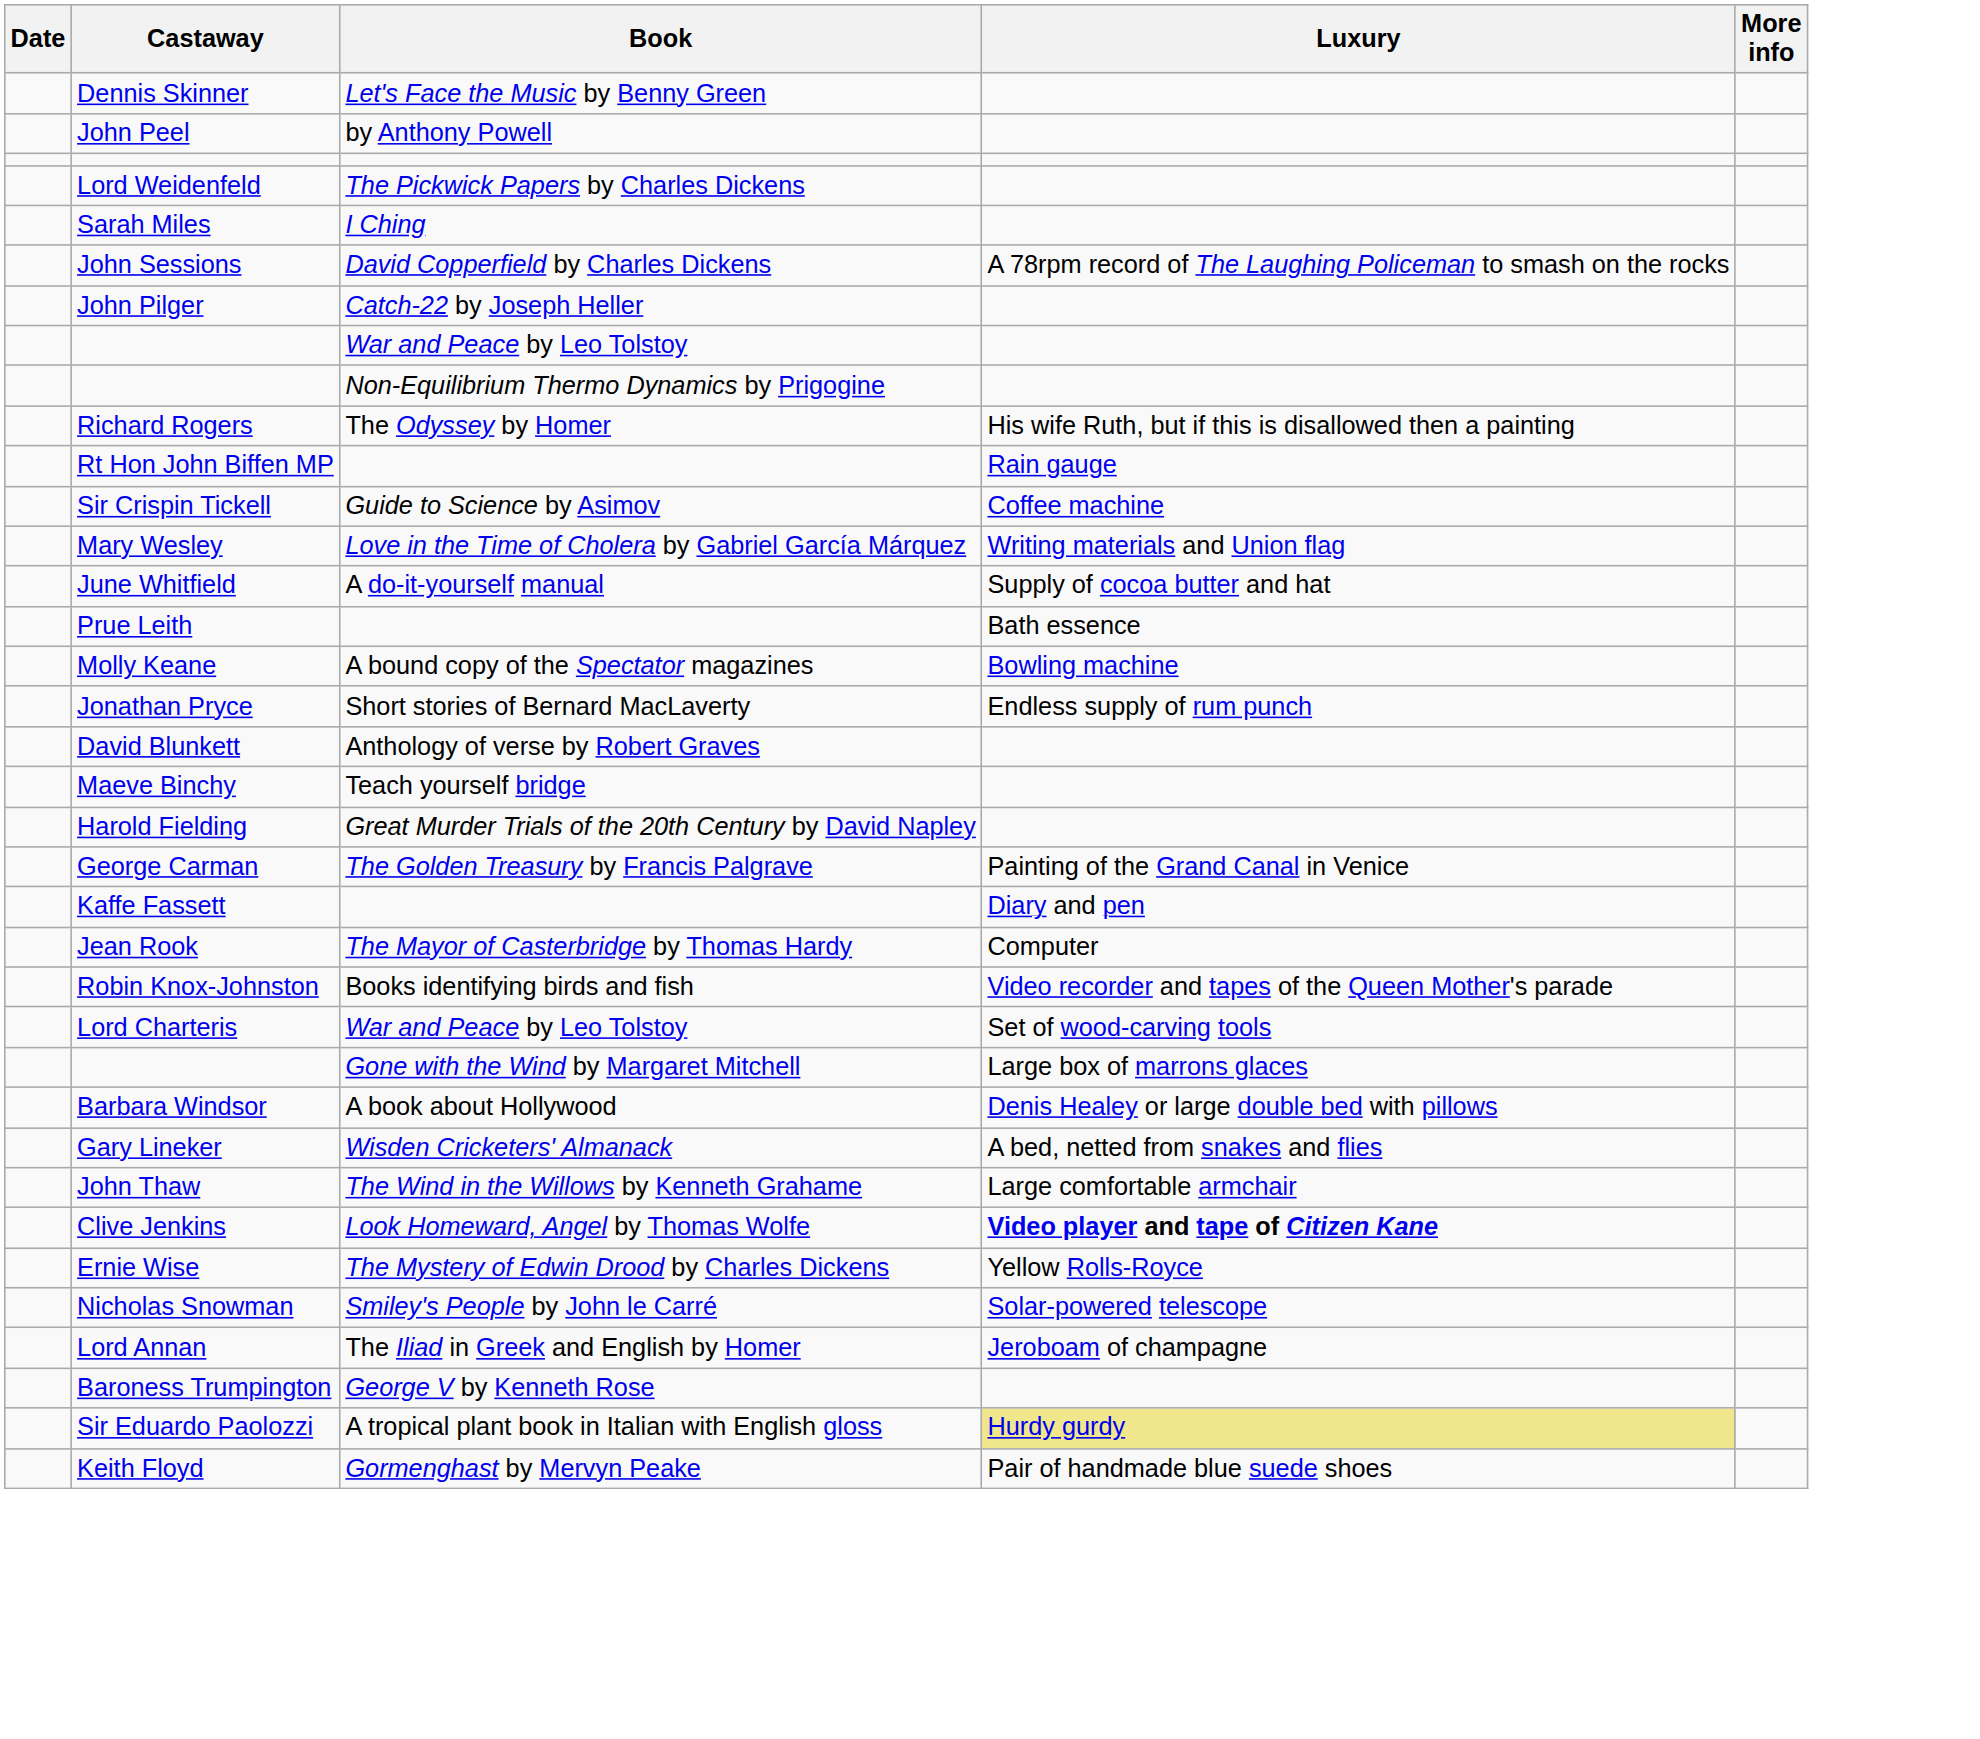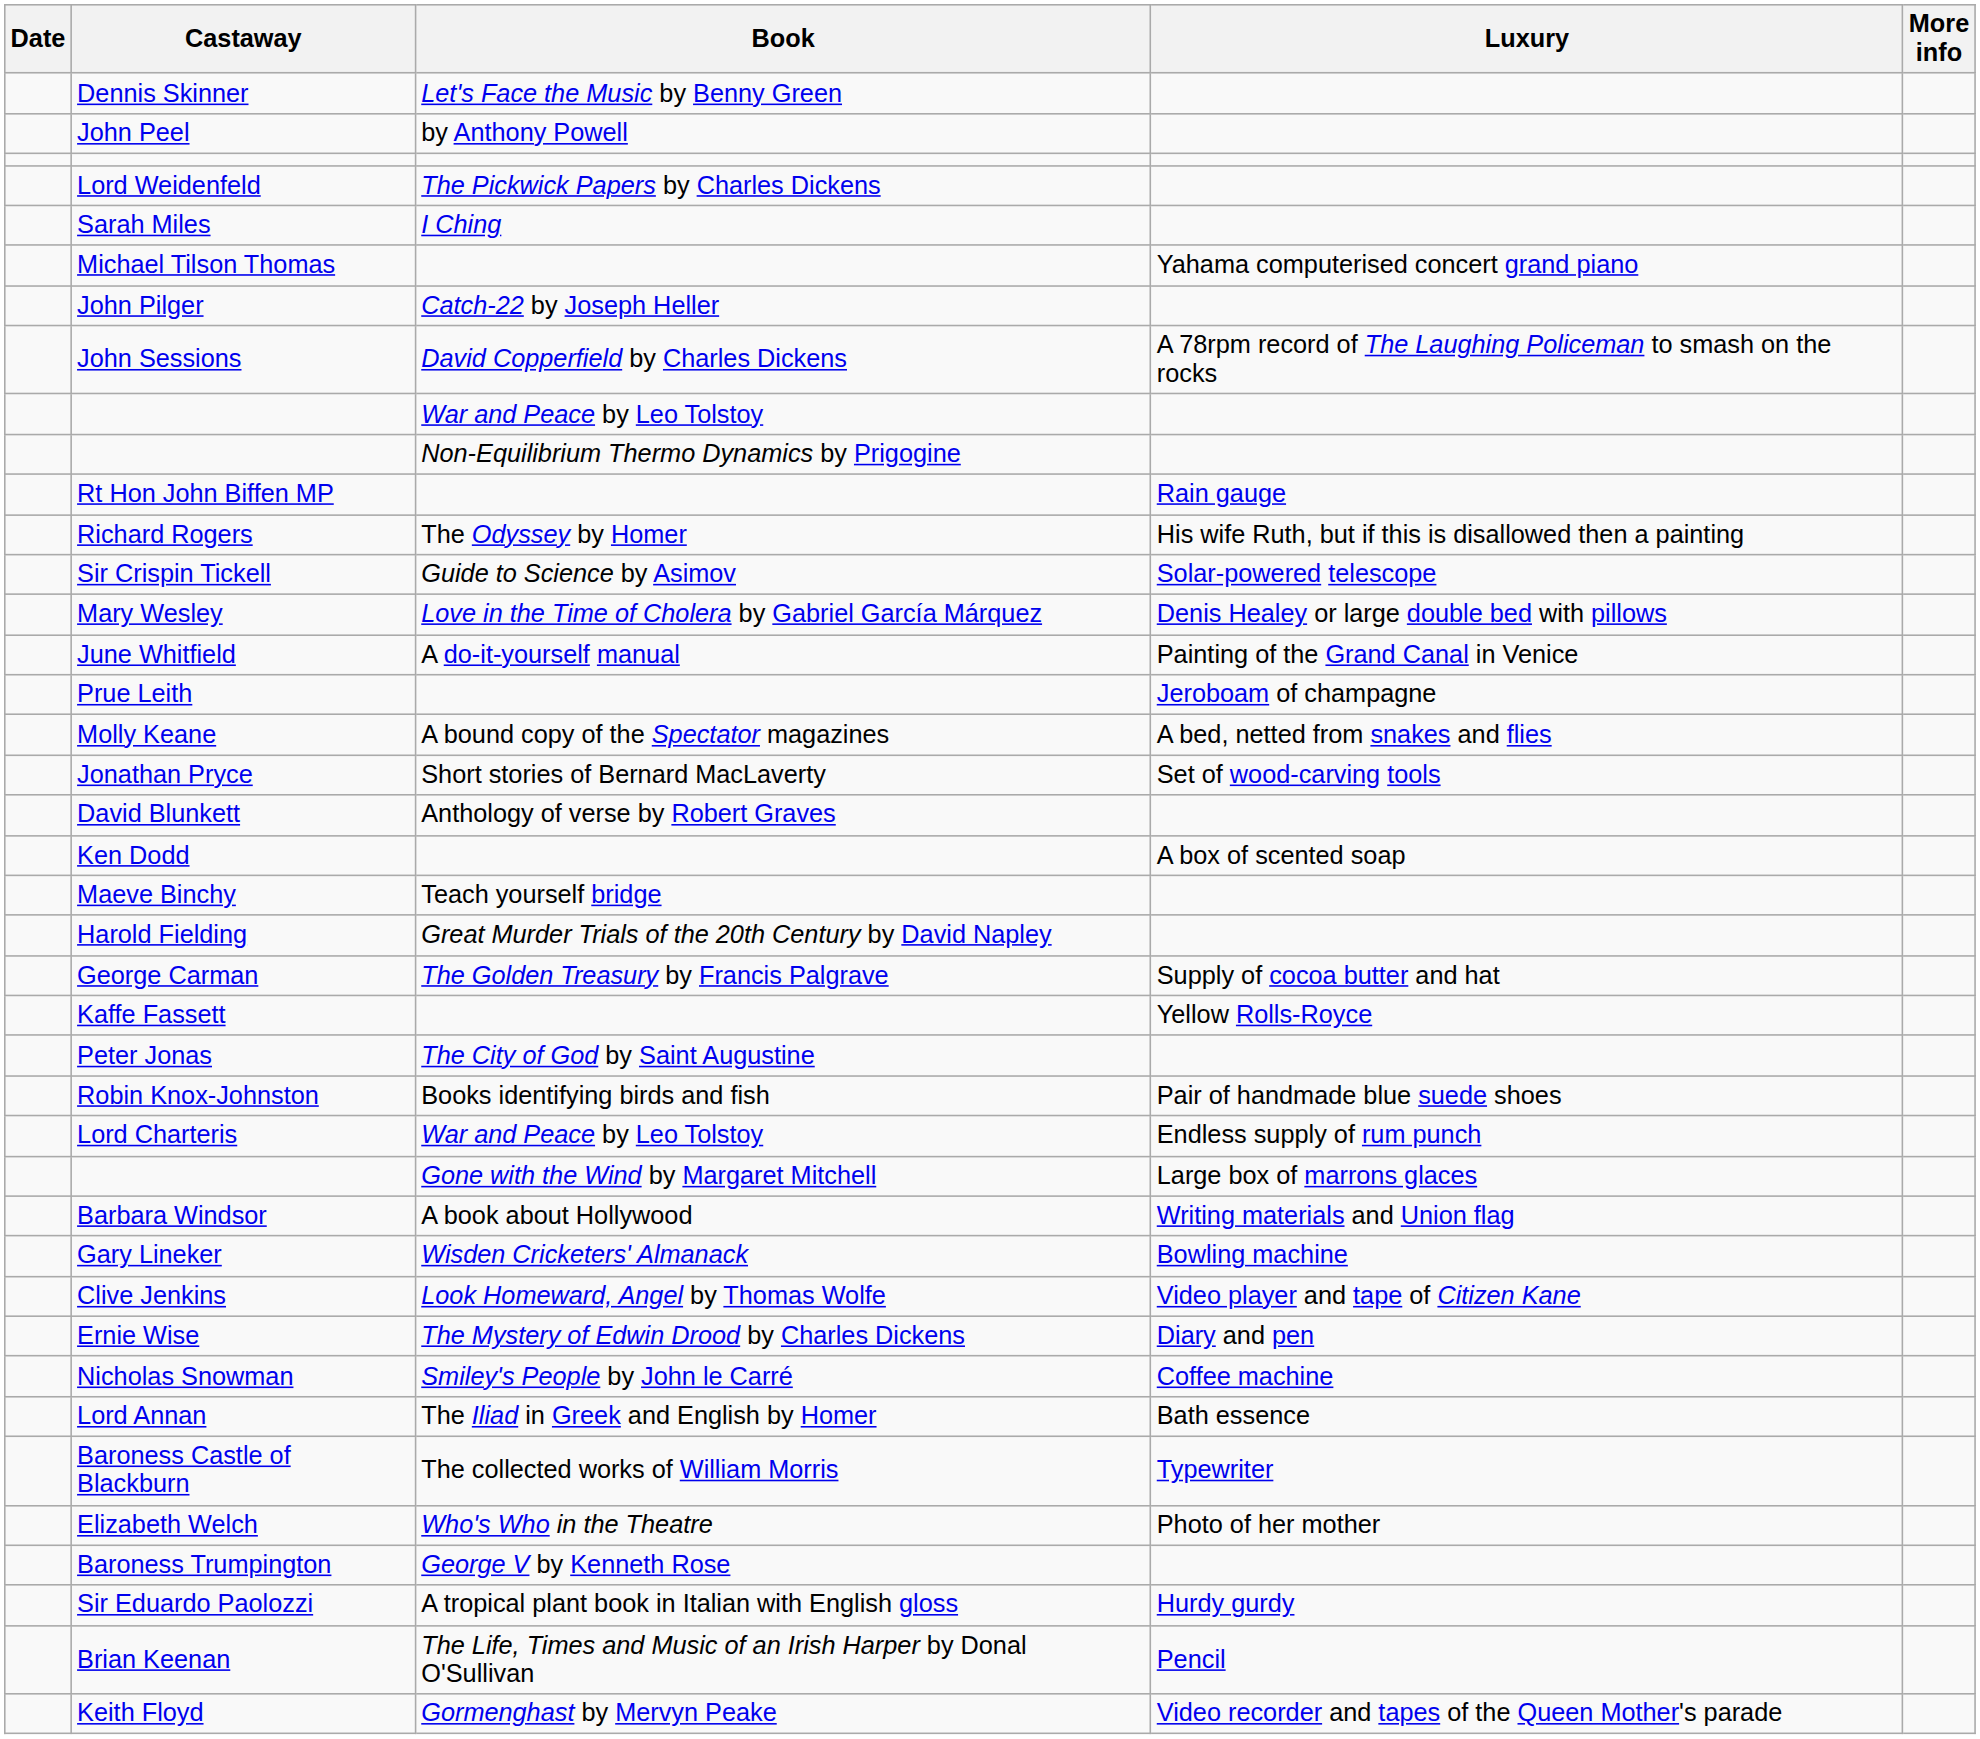+ row: (206, 265)
rows swapped: (140, 305) <-> (159, 265)
rows swapped: (165, 425) <-> (205, 465)
(1076, 505) Coffee machine -> (1297, 574) Solar-powered telescope
(1166, 545) Writing materials and Union flag -> (1412, 614) Denis Healey or large double bed with pillows
(1159, 585) Supply of cocoa butter and hat -> (1368, 654) Painting of the Grand Canal in Venice
(1064, 625) Bath essence -> (1297, 694) Jeroboam of champagne
(1083, 666) Bowling machine -> (1354, 734) A bed, netted from snakes and flies
(1150, 706) Endless supply of rum punch -> (1299, 774) Set of wood-carving tools
+ row: (133, 854)
(1198, 866) Painting of the Grand Canal in Venice -> (1328, 975) Supply of cocoa butter and hat
(1066, 906) Diary and pen -> (1264, 1015) Yellow Rolls-Royce
+ row: (145, 1055)
- row: (138, 946)
(1300, 986) Video recorder and tapes of the Queen Mother's parade -> (1359, 1095) Pair of handmade blue suede shoes
(1129, 1026) Set of wood-carving tools -> (1319, 1135) Endless supply of rum punch
(1243, 1107) Denis Healey or large double bed with pillows -> (1336, 1215) Writing materials and Union flag
(1185, 1147) A bed, netted from snakes and flies -> (1252, 1255) Bowling machine
- row: (139, 1187)
(1213, 1227) bold -> (1369, 1295) normal
(1095, 1267) Yellow Rolls-Royce -> (1235, 1335) Diary and pen
(1127, 1307) Solar-powered telescope -> (1245, 1376) Coffee machine
(1127, 1347) Jeroboam of champagne -> (1233, 1416) Bath essence
+ row: (184, 1470)
+ row: (167, 1524)
(1056, 1427) khaki background -> (1226, 1604) no background
+ row: (154, 1659)
(1190, 1467) Pair of handmade blue suede shoes -> (1470, 1713) Video recorder and tapes of the Queen Mother's parade
